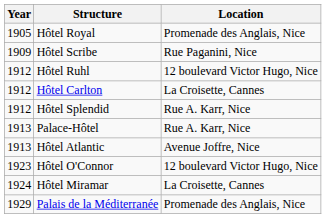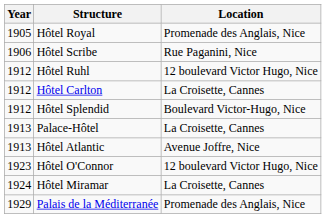(19, 52) 1909 -> (19, 52) 1906
(207, 109) Rue A. Karr, Nice -> (235, 109) Boulevard Victor-Hugo, Nice
(207, 128) Rue A. Karr, Nice -> (214, 128) La Croisette, Cannes
